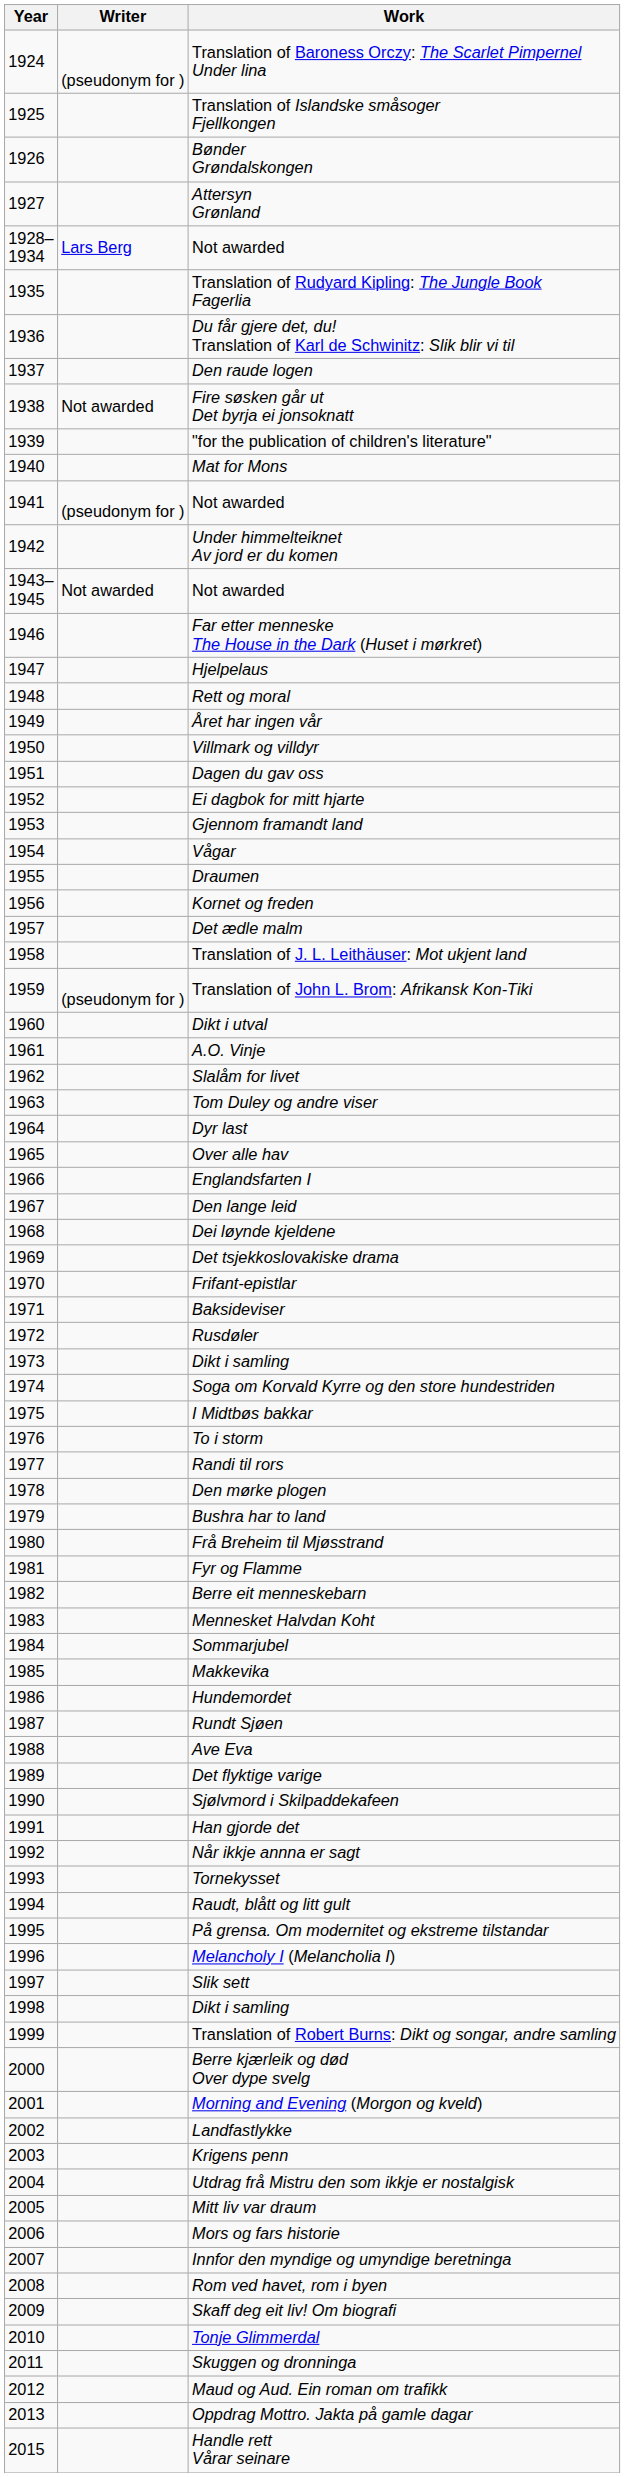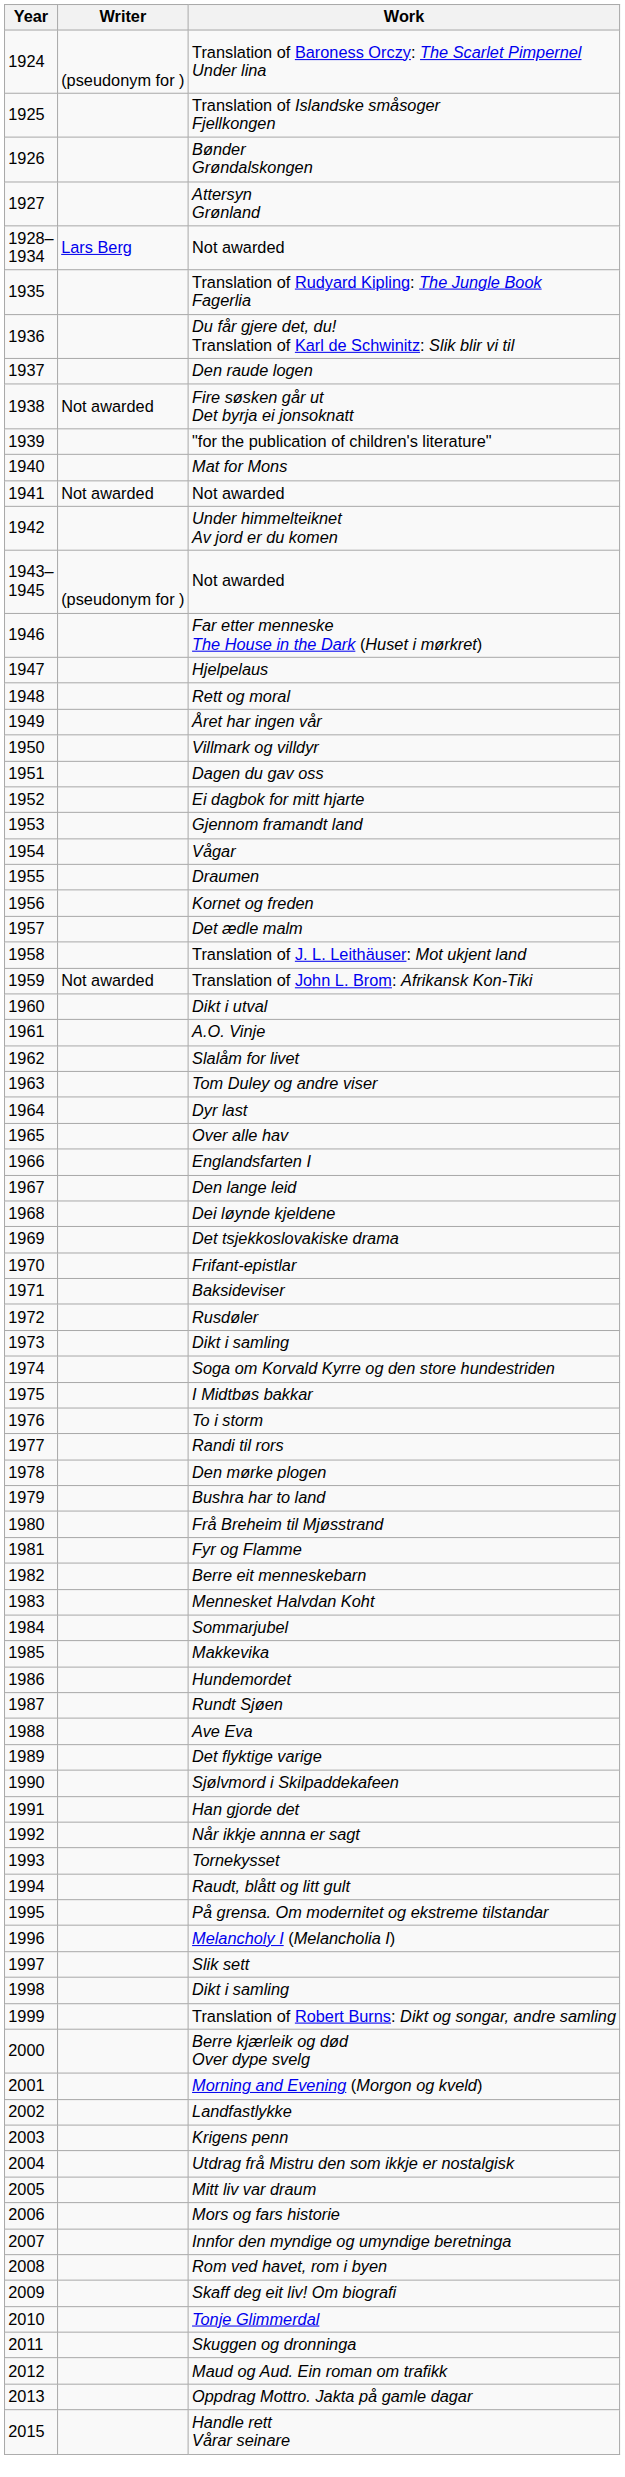(123, 511) (pseudonym for ) -> (107, 493) Not awarded
(107, 590) Not awarded -> (123, 600) (pseudonym for )
(123, 999) (pseudonym for ) -> (107, 980) Not awarded
